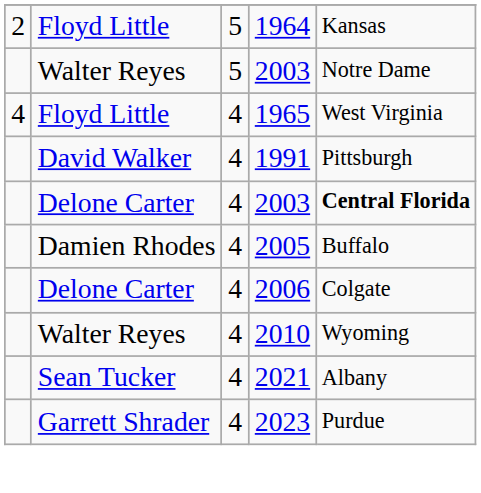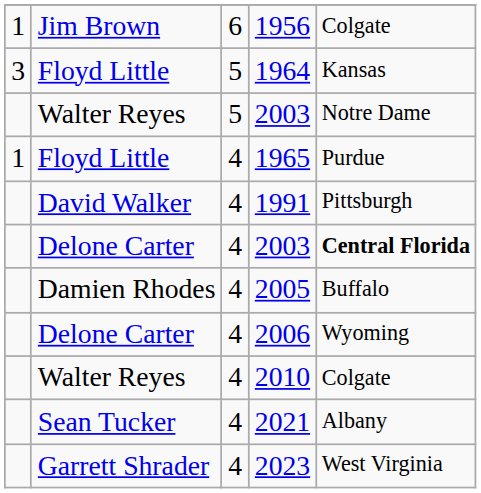+ row: (235, 26)
(18, 26) 2 -> (18, 70) 3
(18, 114) 4 -> (18, 158) 1
(382, 114) West Virginia -> (353, 158) Purdue
(356, 289) Colgate -> (365, 333) Wyoming
(365, 333) Wyoming -> (356, 377) Colgate
(353, 421) Purdue -> (382, 465) West Virginia
